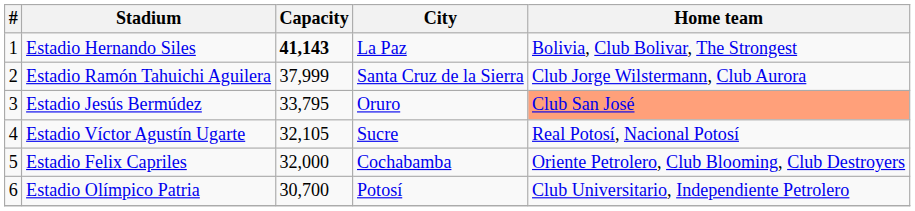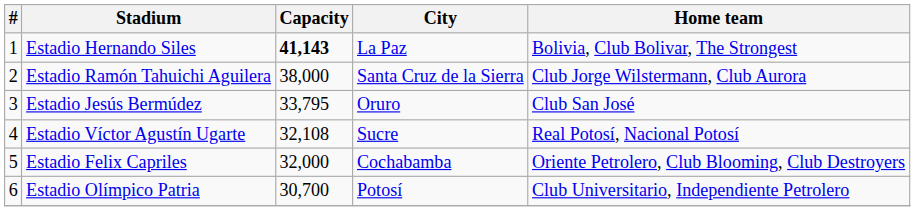(304, 76) 37,999 -> (304, 76) 38,000
(583, 104) lightsalmon background -> (583, 104) no background
(304, 133) 32,105 -> (304, 133) 32,108
